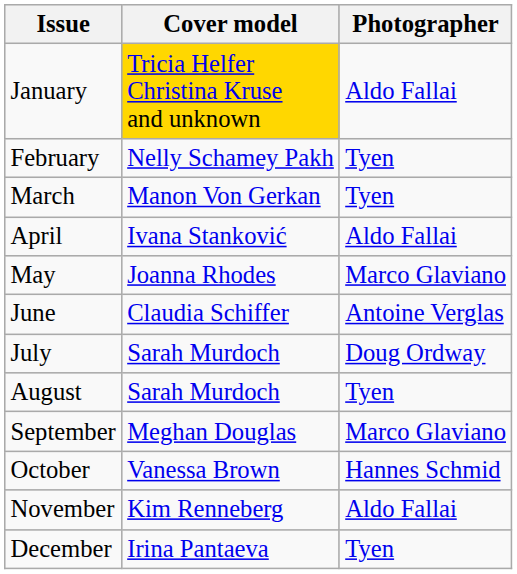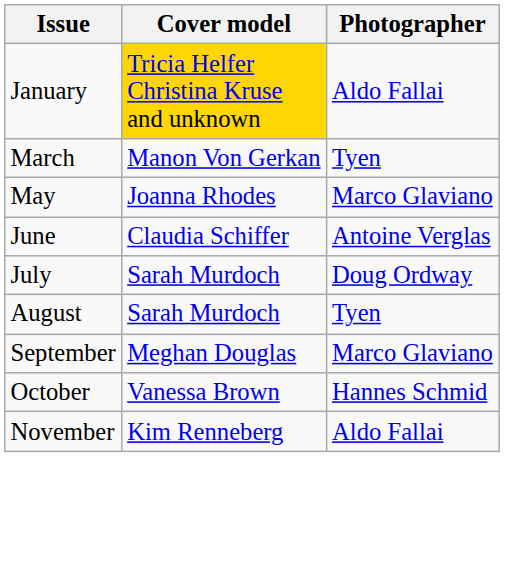- row: (55, 157)
- row: (36, 235)
- row: (61, 548)
